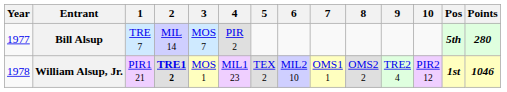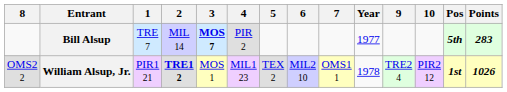columns swapped: (18, 14) <-> (363, 14)
(204, 39) normal -> (212, 39) bold
(483, 39) 280 -> (484, 39) 283
(483, 71) 1046 -> (484, 71) 1026
